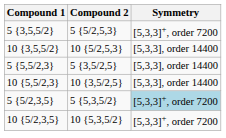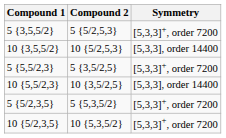(176, 65) [5,3,3], order 14400 -> (176, 67) [5,3,3]+, order 7200
(176, 100) lightblue background -> (176, 103) no background
